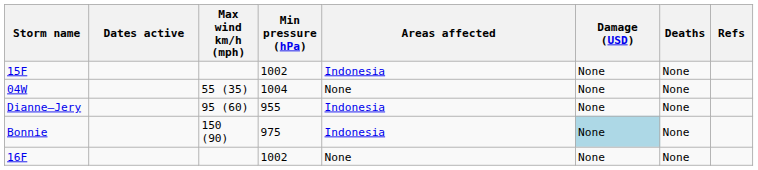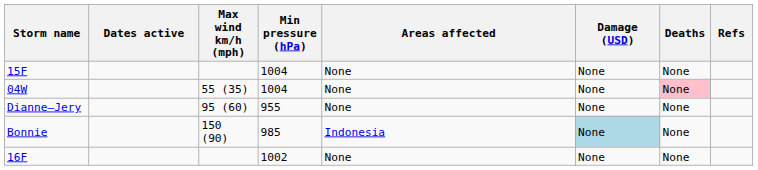(274, 70) 1002 -> (274, 70) 1004
(355, 70) Indonesia -> (338, 70) None
(676, 89) no background -> (676, 89) pink background
(355, 107) Indonesia -> (338, 107) None
(271, 132) 975 -> (271, 132) 985
